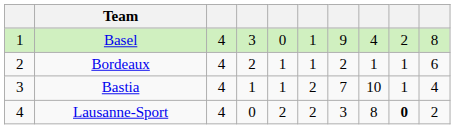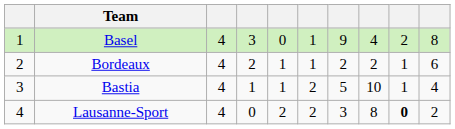(374, 64) 1 -> (374, 64) 2
(343, 87) 7 -> (343, 87) 5
